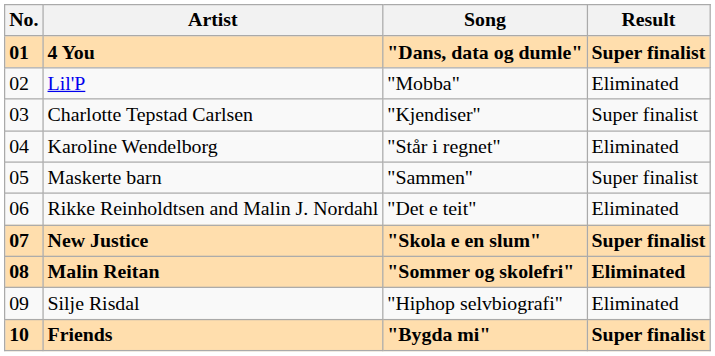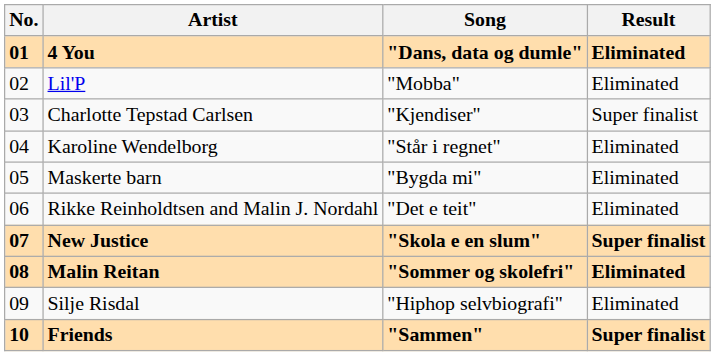(648, 51) Super finalist -> (638, 51) Eliminated
(430, 177) "Sammen" -> (434, 177) "Bygda mi"
(645, 177) Super finalist -> (635, 177) Eliminated
(439, 334) "Bygda mi" -> (435, 334) "Sammen"
